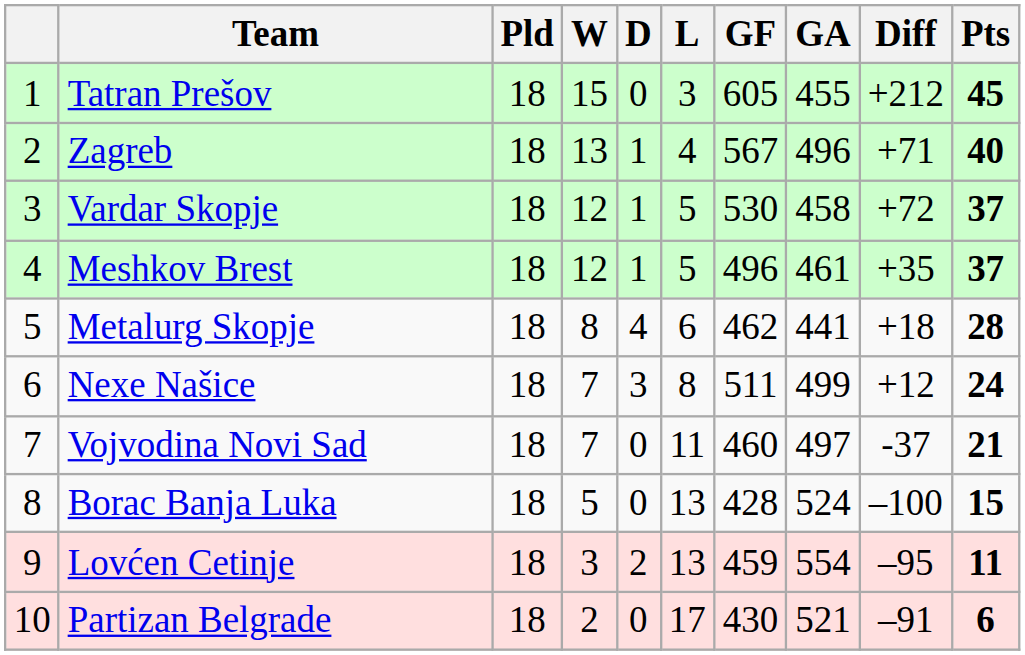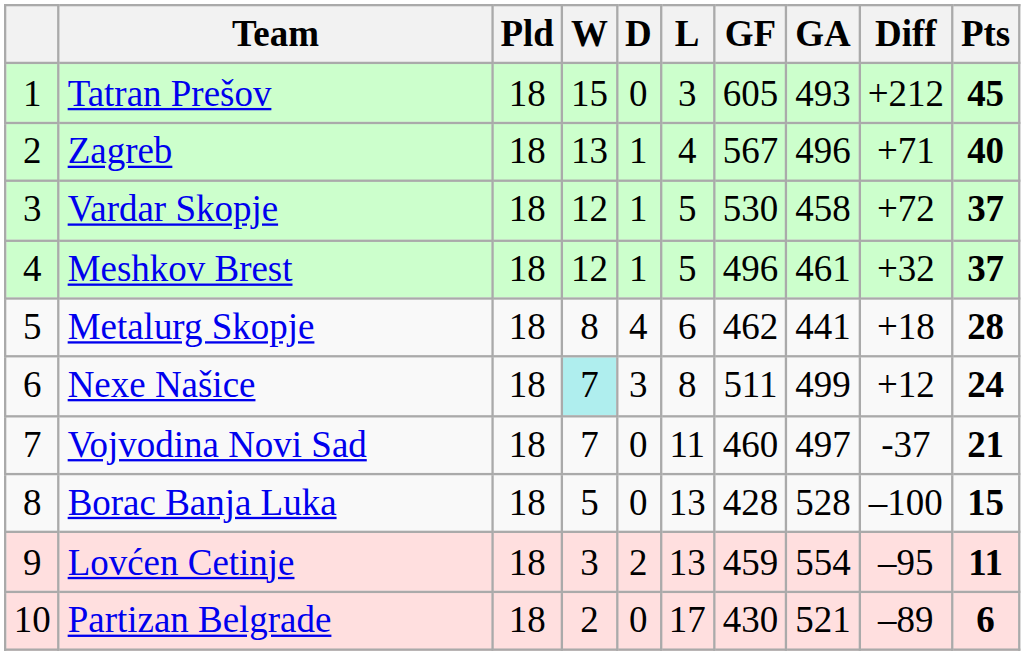(823, 92) 455 -> (823, 92) 493
(906, 268) +35 -> (906, 268) +32
(589, 385) no background -> (589, 385) paleturquoise background
(823, 502) 524 -> (823, 502) 528
(906, 619) –91 -> (906, 619) –89
